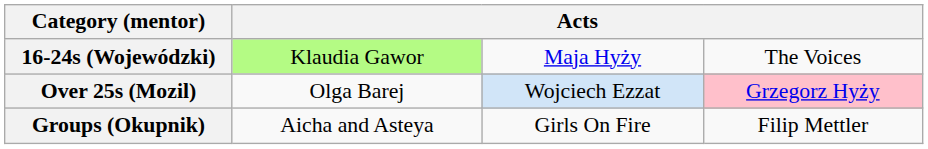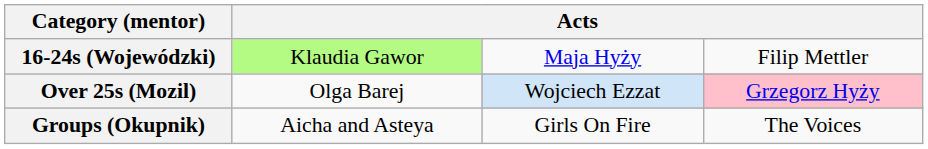(813, 56) The Voices -> (813, 56) Filip Mettler
(813, 125) Filip Mettler -> (813, 125) The Voices
